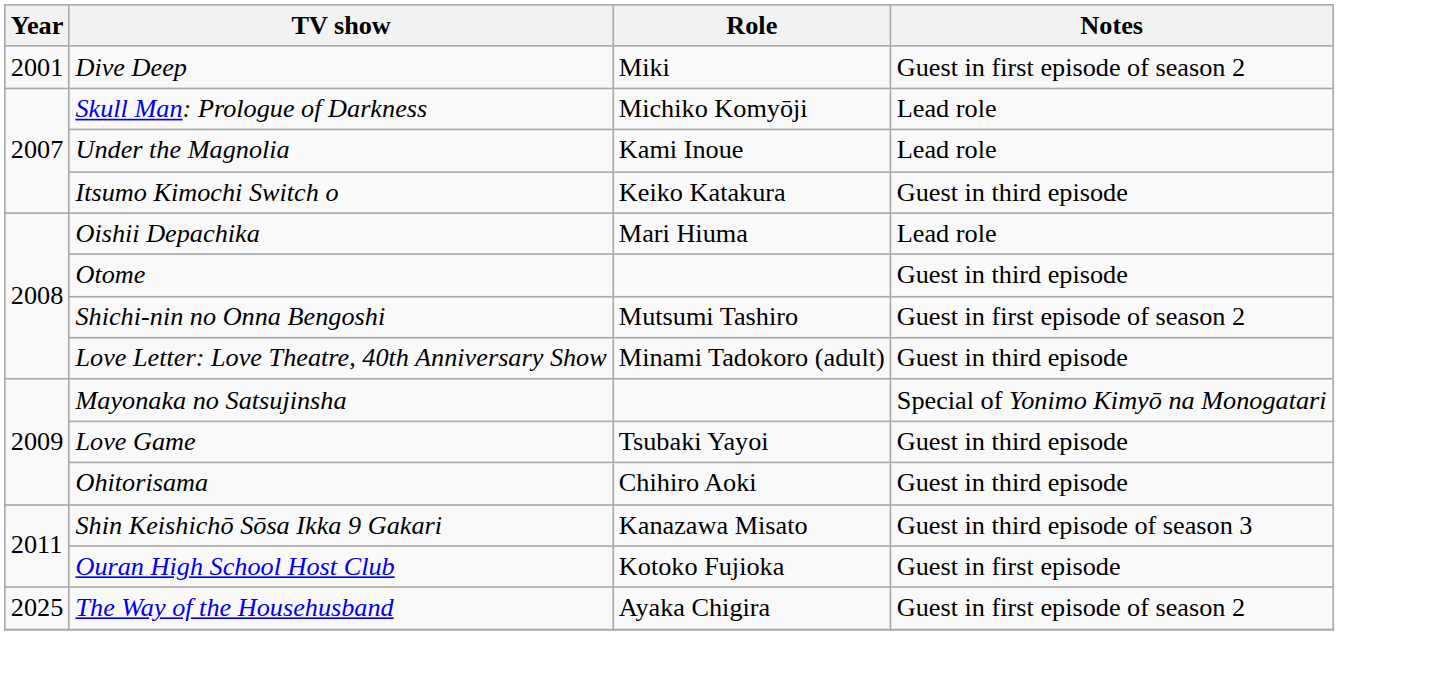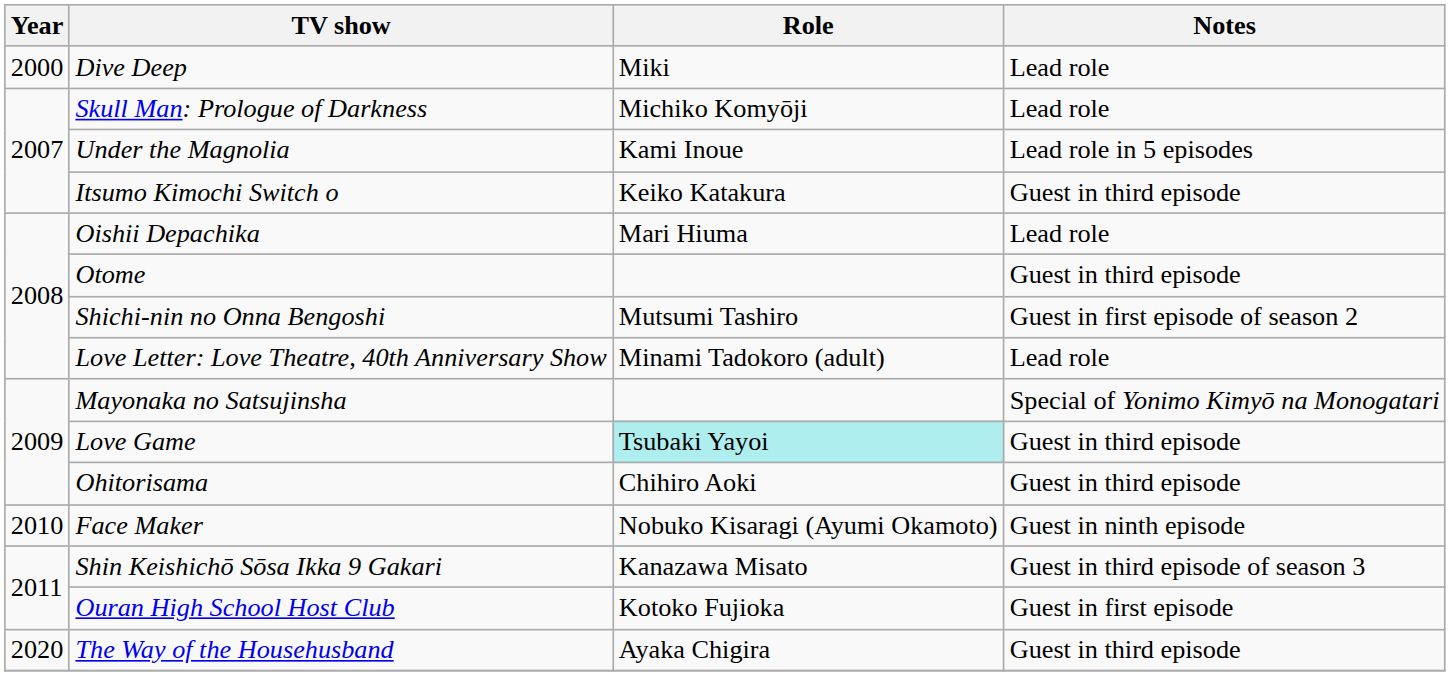(37, 66) 2001 -> (37, 66) 2000
(1071, 66) Guest in first episode of season 2 -> (1060, 66) Lead role
(947, 150) Lead role -> (1131, 150) Lead role in 5 episodes
(1012, 358) Guest in third episode -> (1060, 358) Lead role
(694, 441) no background -> (694, 441) paleturquoise background
+ row: (139, 524)
(37, 607) 2025 -> (37, 649) 2020
(1071, 607) Guest in first episode of season 2 -> (1125, 649) Guest in third episode
